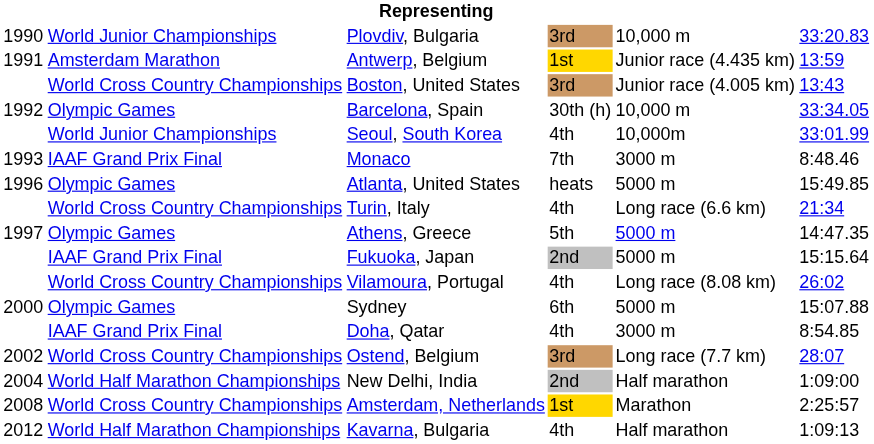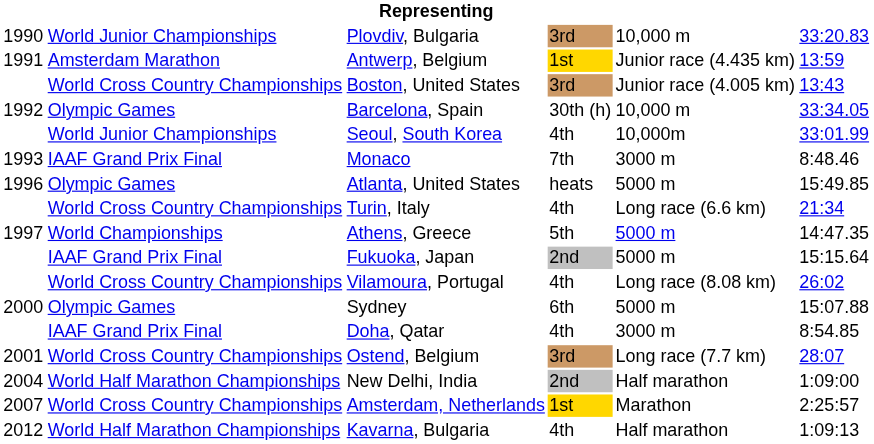(111, 233) Olympic Games -> (135, 233) World Championships
(23, 356) 2002 -> (23, 356) 2001
(23, 405) 2008 -> (23, 405) 2007
